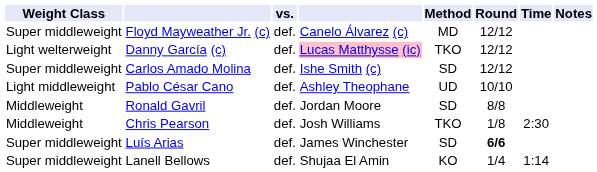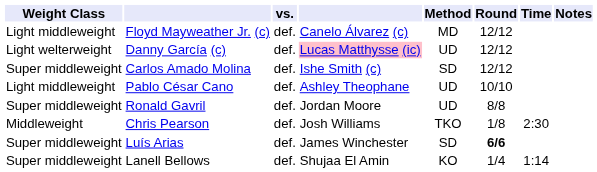(64, 32) Super middleweight -> (61, 32) Light middleweight
(448, 50) TKO -> (448, 50) UD
(44, 105) Middleweight -> (64, 105) Super middleweight
(448, 105) SD -> (448, 105) UD
